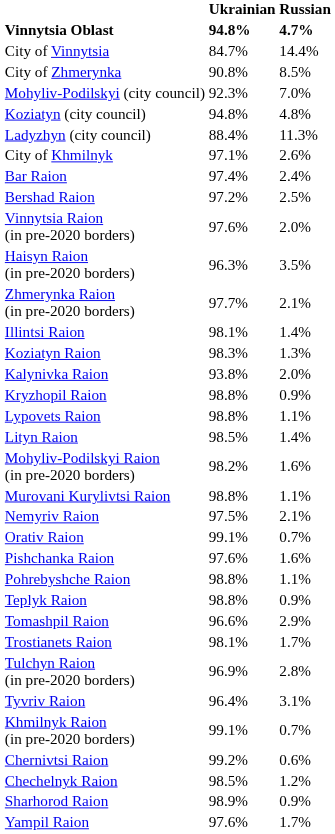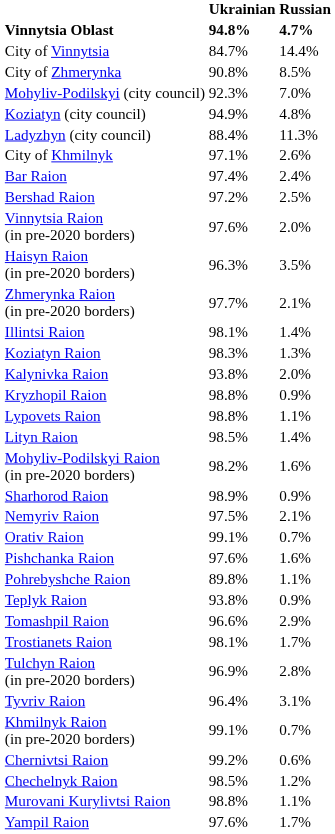(228, 113) 94.8% -> (228, 113) 94.9%
rows swapped: (88, 495) <-> (57, 801)
(228, 579) 98.8% -> (228, 579) 89.8%
(228, 600) 98.8% -> (228, 600) 93.8%
